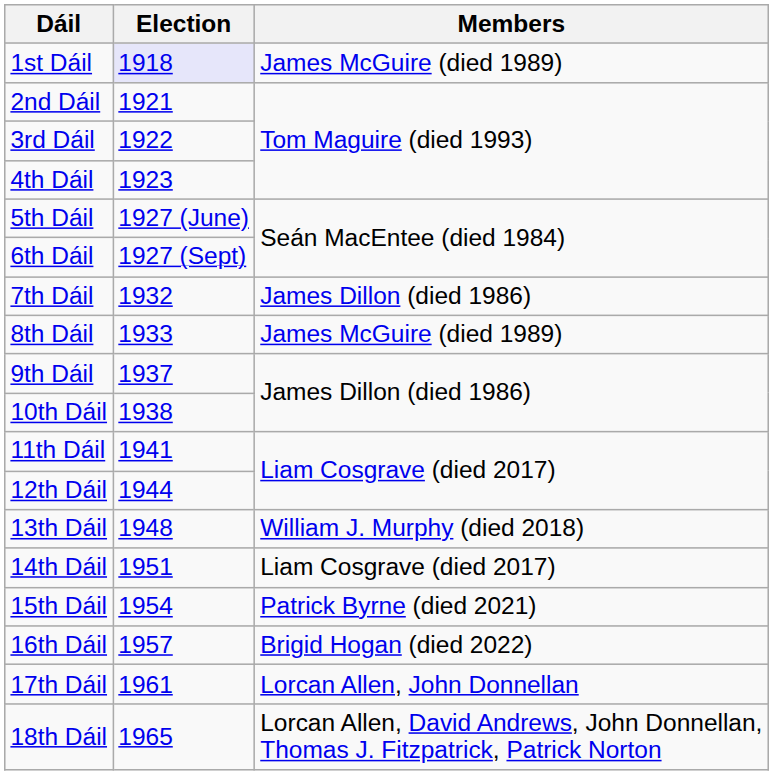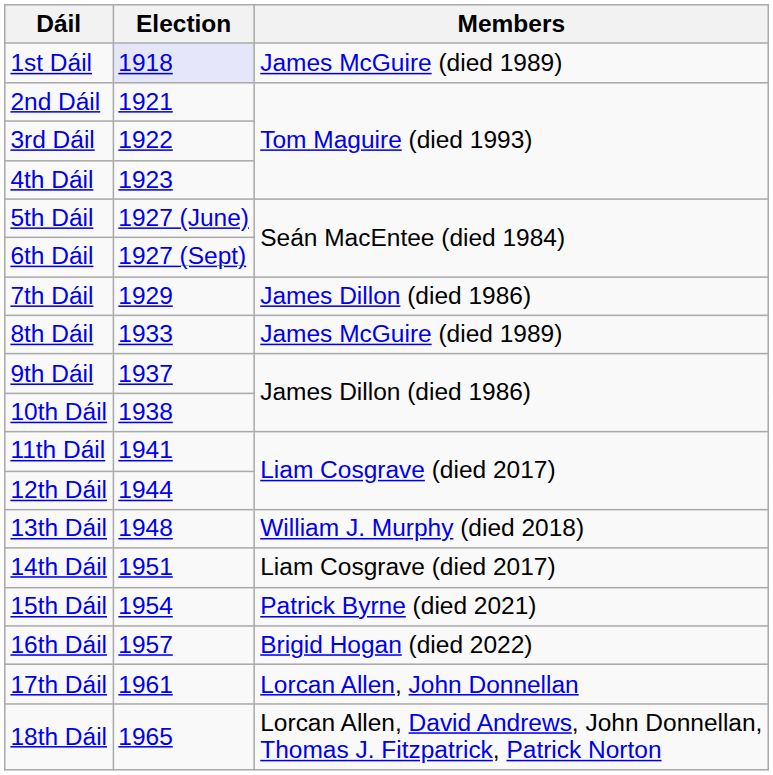(146, 295) 1932 -> (146, 295) 1929
